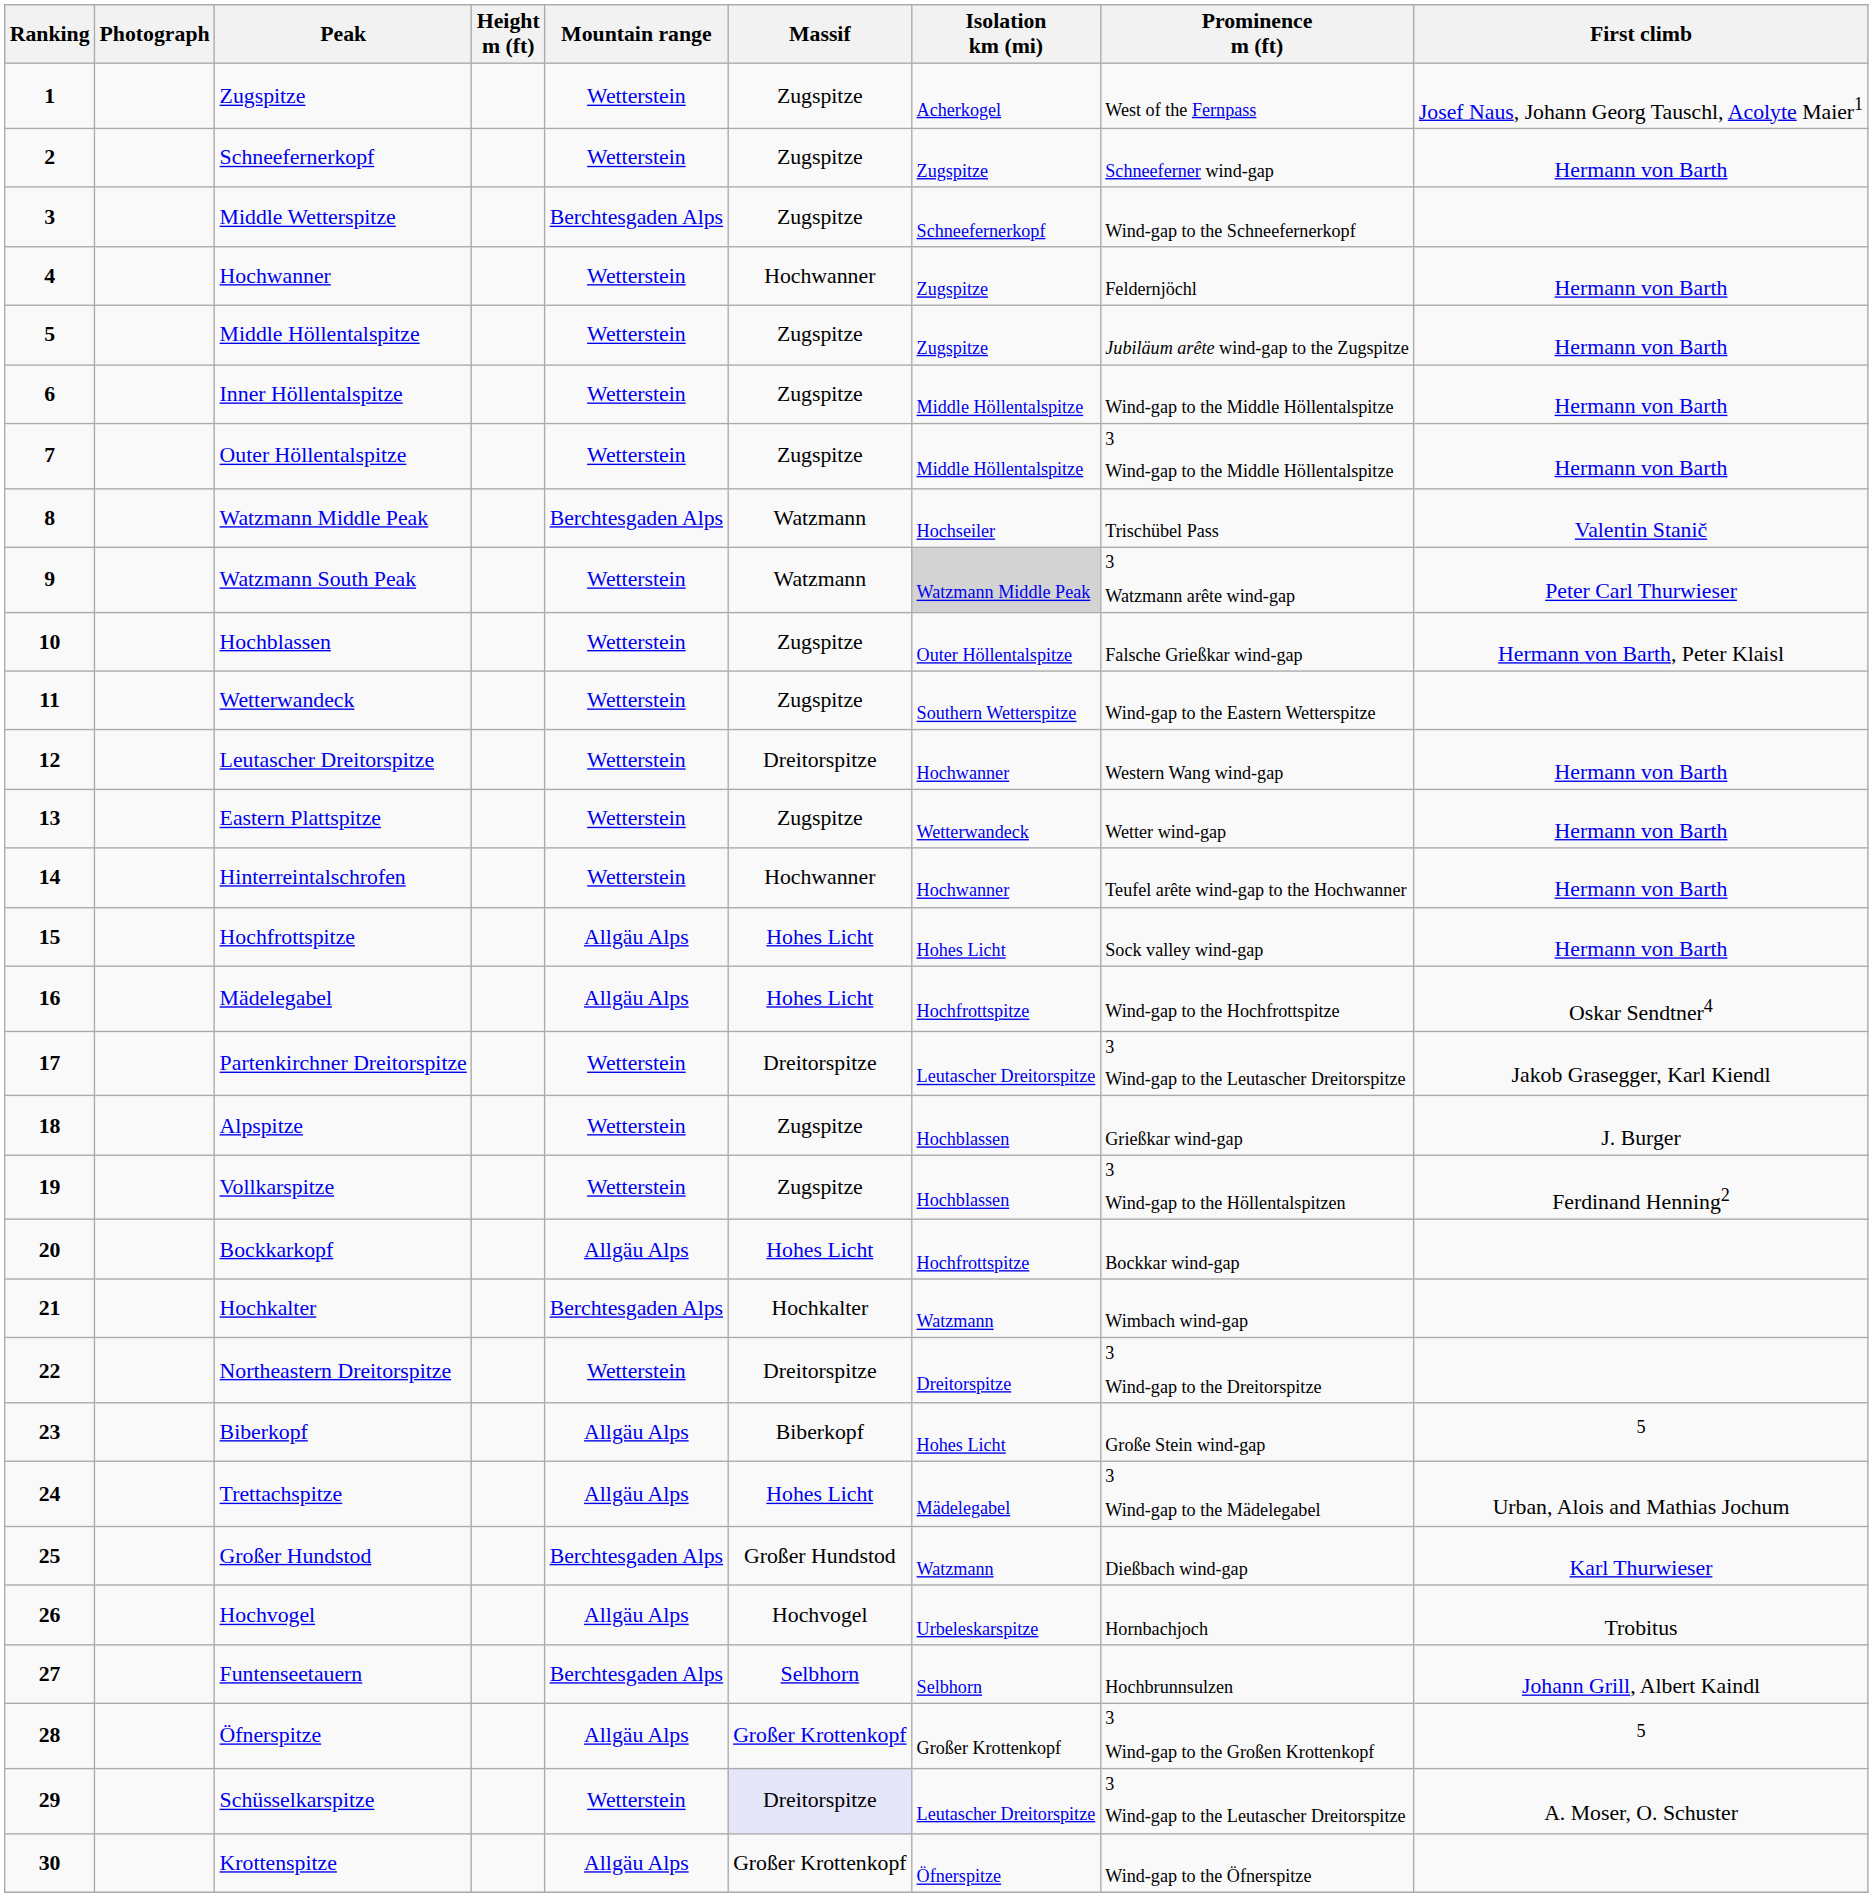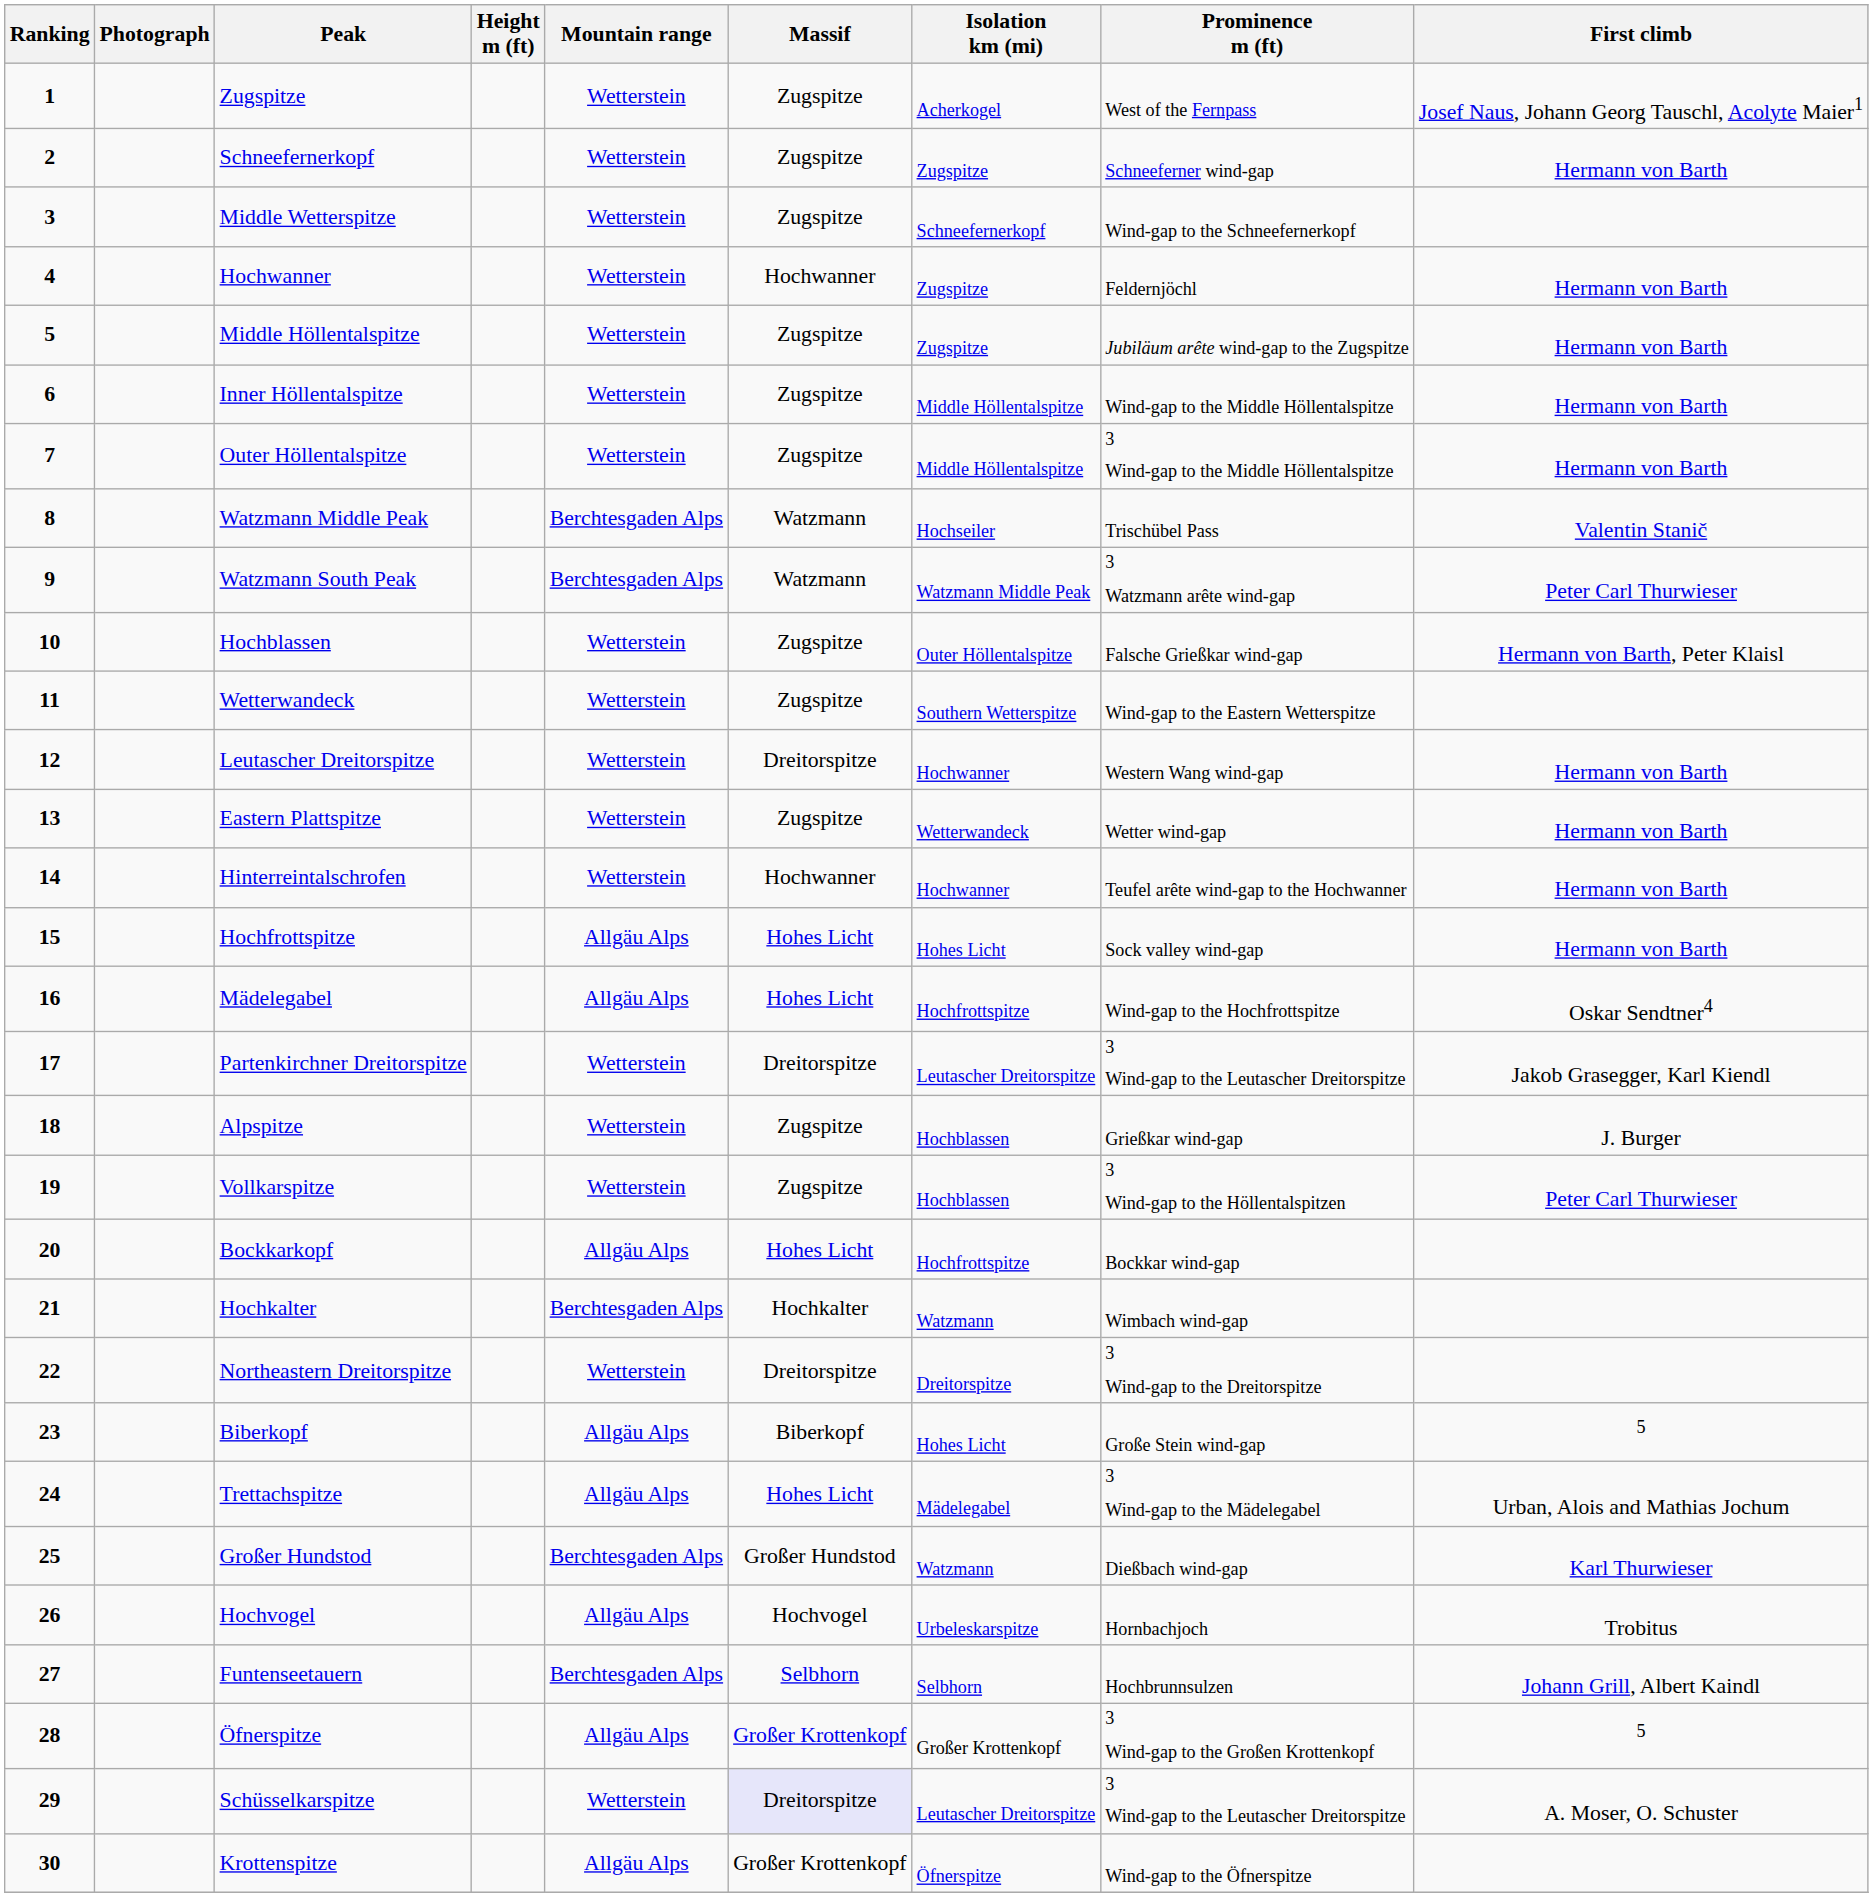(636, 216) Berchtesgaden Alps -> (636, 216) Wetterstein
(636, 579) Wetterstein -> (636, 579) Berchtesgaden Alps
(1003, 593) lightgrey background -> (1003, 593) no background
(1641, 1199) Ferdinand Henning2 -> (1641, 1199) Peter Carl Thurwieser
